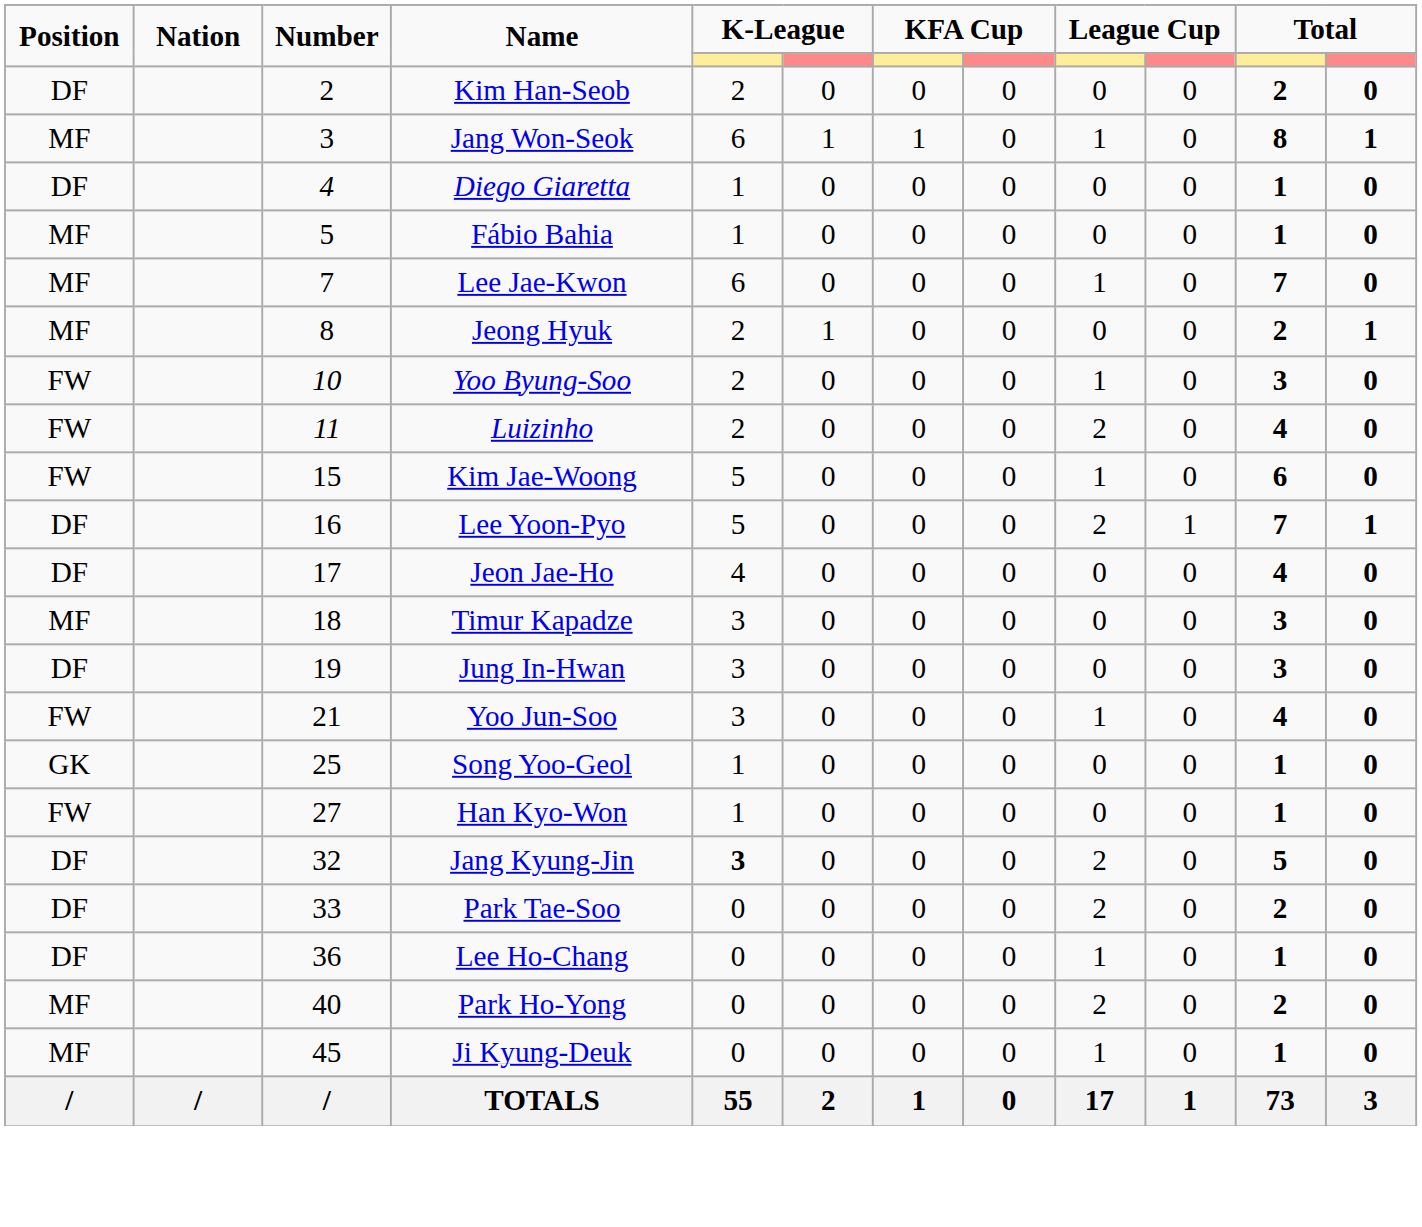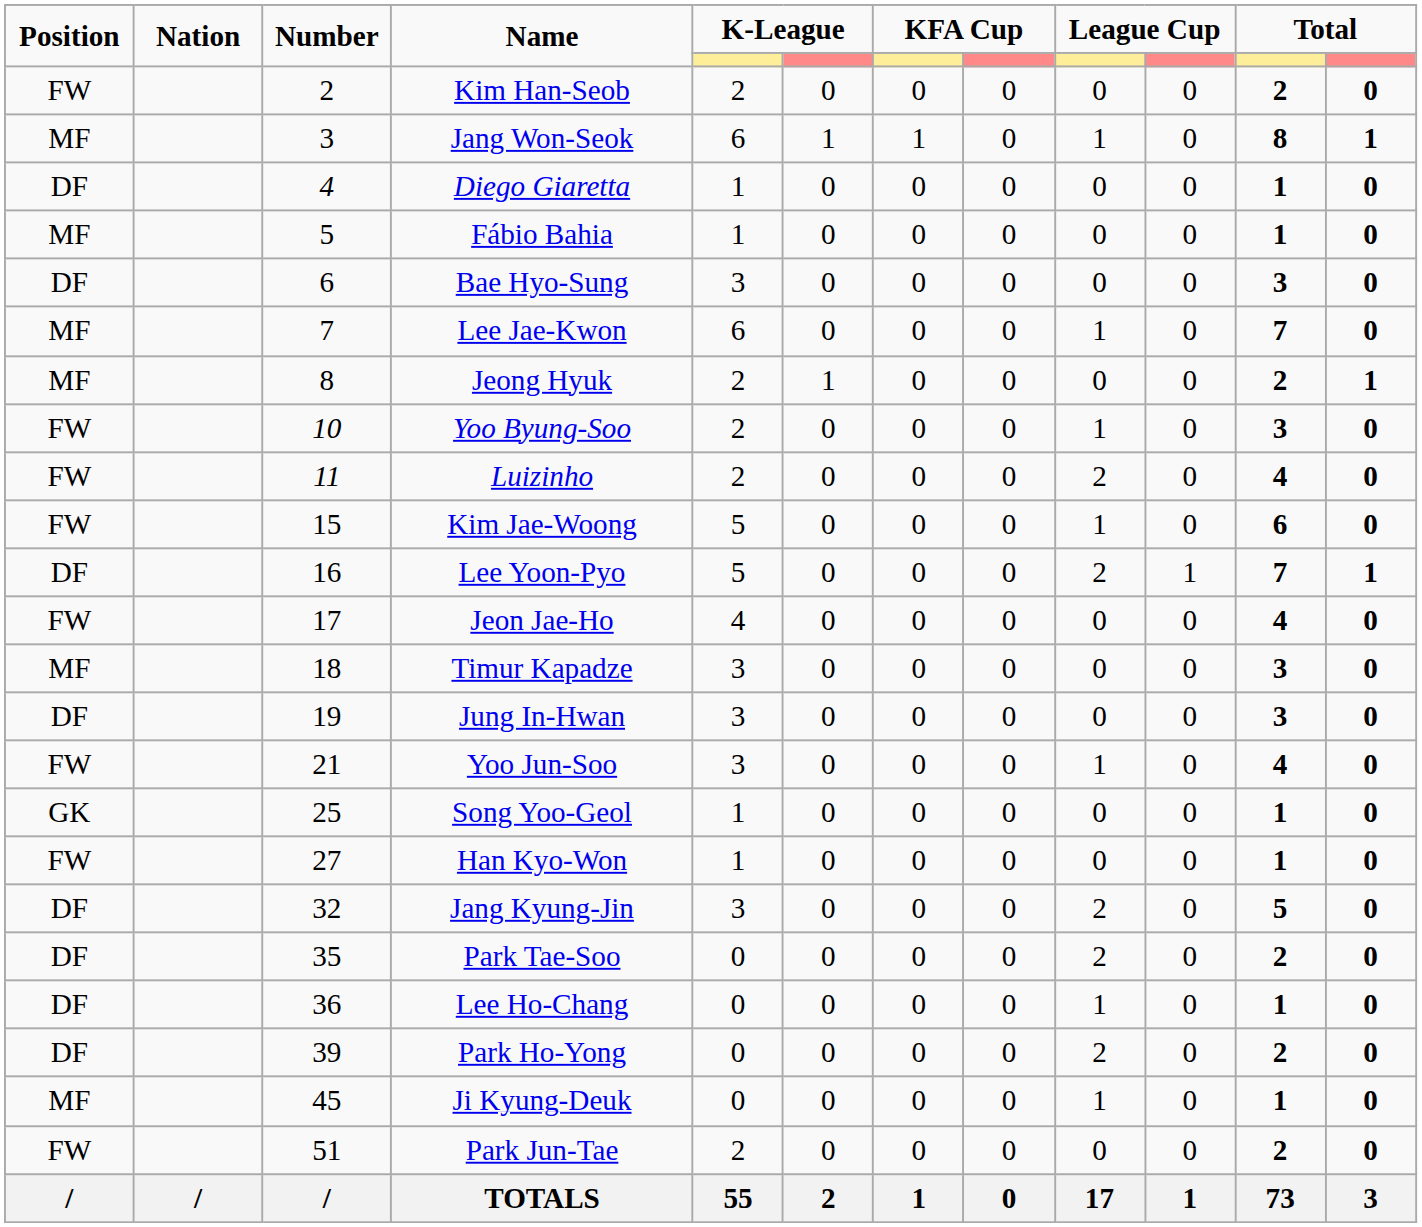(69, 90) DF -> (69, 90) FW
+ row: (542, 282)
(69, 571) DF -> (69, 619) FW
(738, 860) bold -> (738, 908) normal
(327, 908) 33 -> (327, 956) 35
(69, 1004) MF -> (69, 1052) DF
(327, 1004) 40 -> (327, 1052) 39
+ row: (542, 1149)
